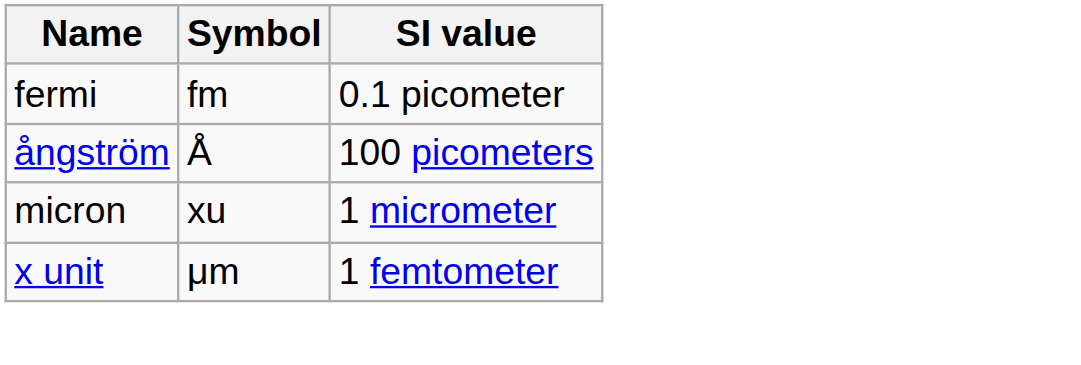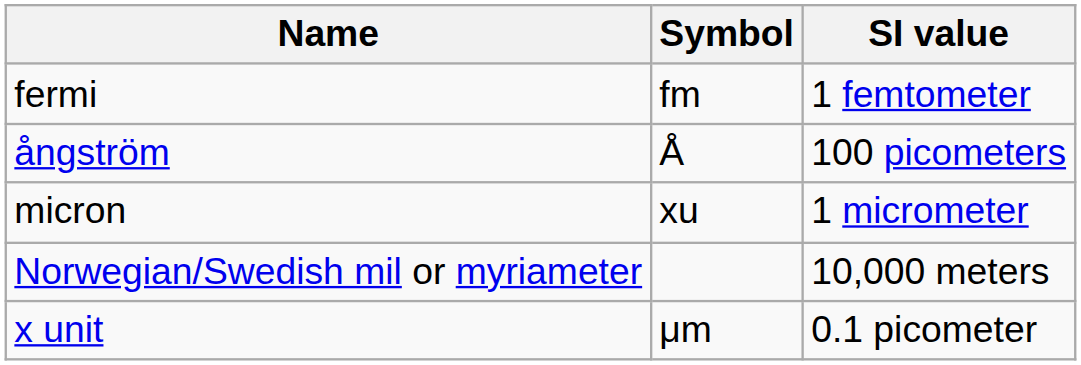(452, 93) 0.1 picometer -> (921, 93) 1 femtometer
+ row: (328, 270)
(449, 270) 1 femtometer -> (924, 329) 0.1 picometer
